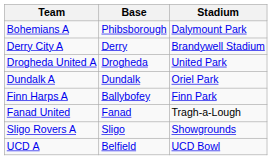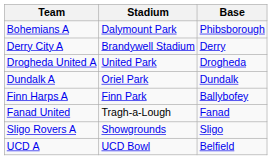columns swapped: (134, 12) <-> (218, 12)
